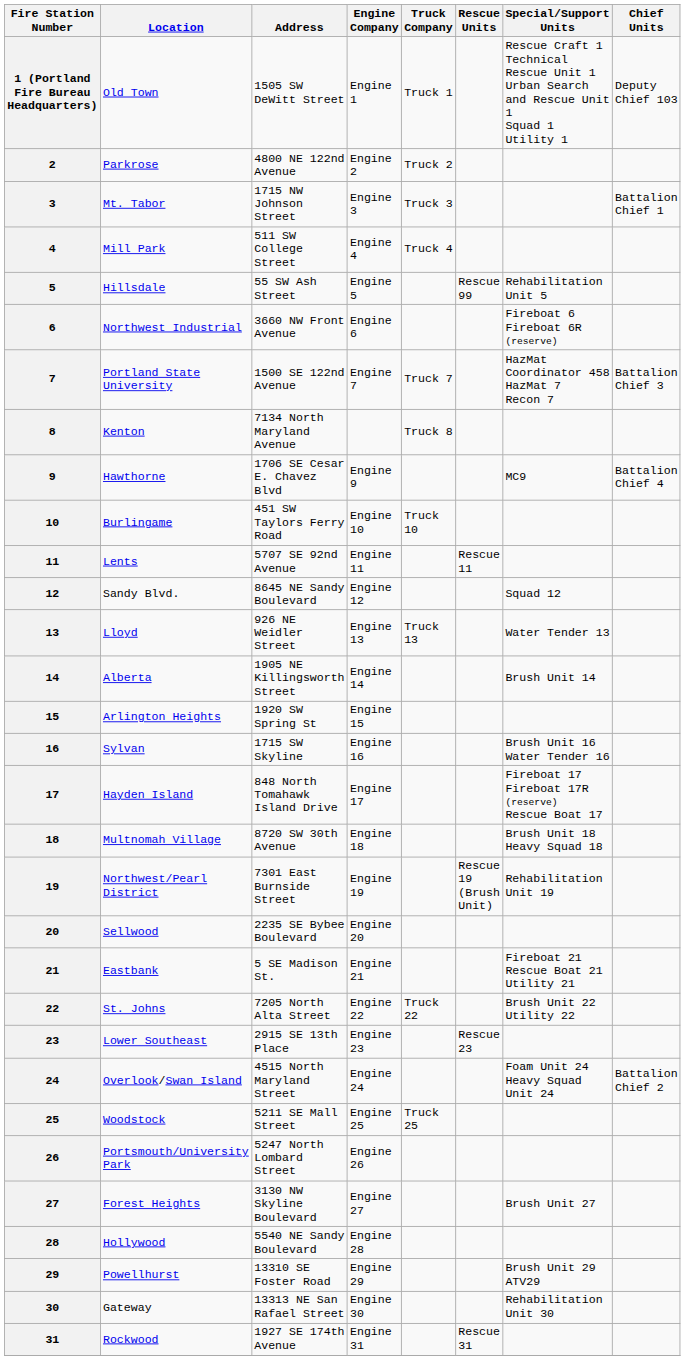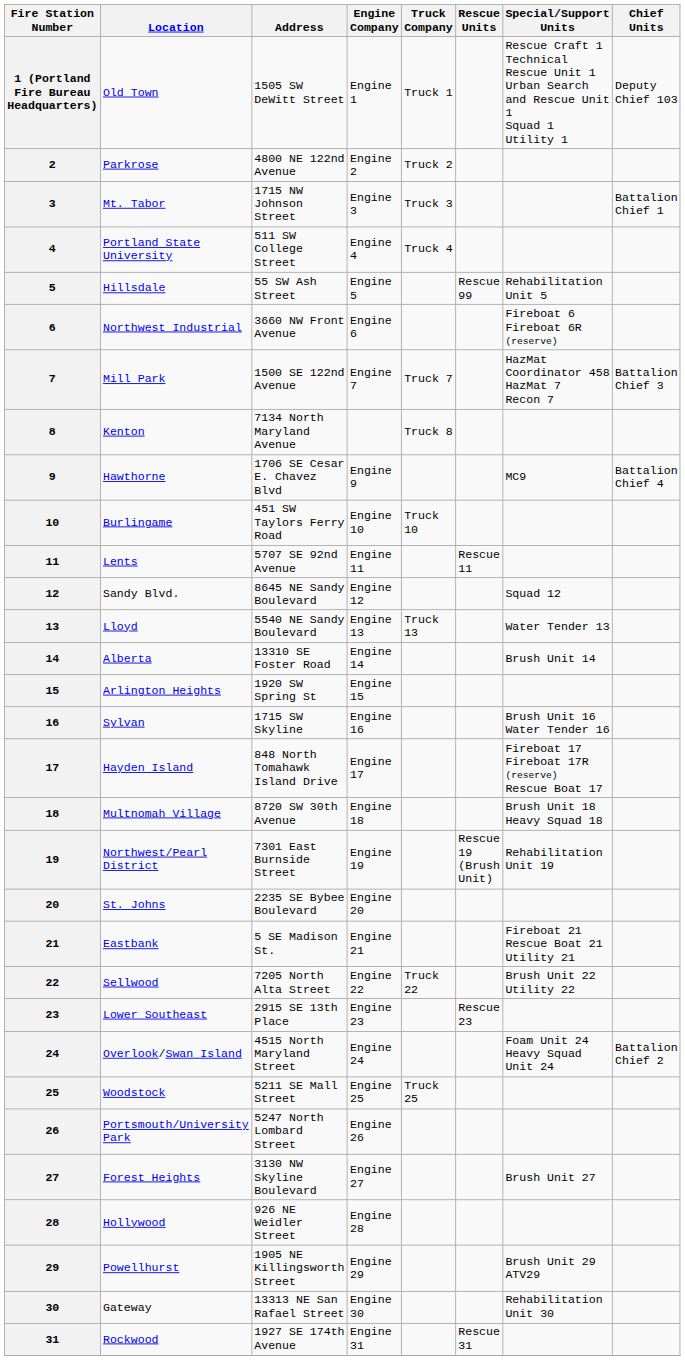(134, 250) Mill Park -> (152, 250) Portland State University
(152, 379) Portland State University -> (134, 379) Mill Park
(279, 633) 926 NE Weidler Street -> (299, 626) 5540 NE Sandy Boulevard
(299, 678) 1905 NE Killingsworth Street -> (292, 658) 13310 SE Foster Road
(131, 932) Sellwood -> (134, 905) St. Johns
(134, 1009) St. Johns -> (131, 983) Sellwood
(299, 1243) 5540 NE Sandy Boulevard -> (279, 1223) 926 NE Weidler Street
(292, 1275) 13310 SE Foster Road -> (299, 1268) 1905 NE Killingsworth Street
